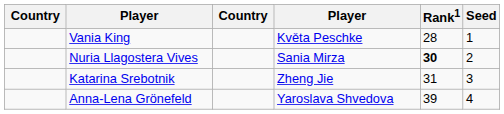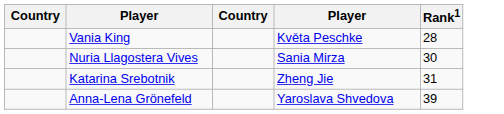- column: (481, 16)
(430, 58) bold -> (430, 58) normal
